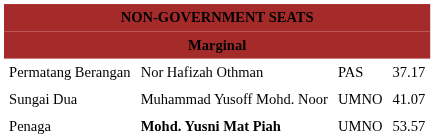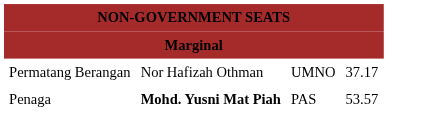(351, 71) PAS -> (313, 71) UMNO
- row: (43, 99)
(360, 126) UMNO -> (304, 99) PAS
